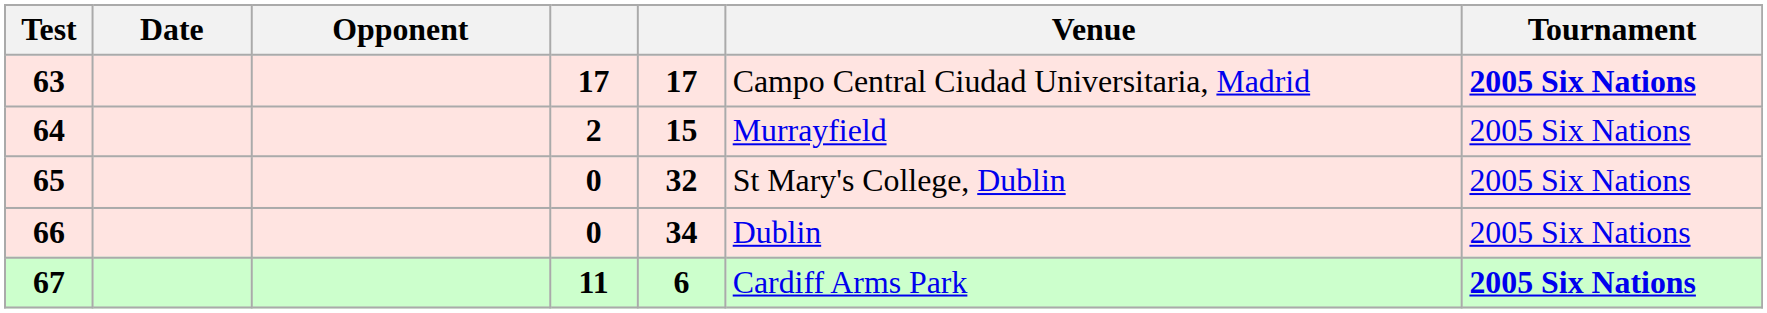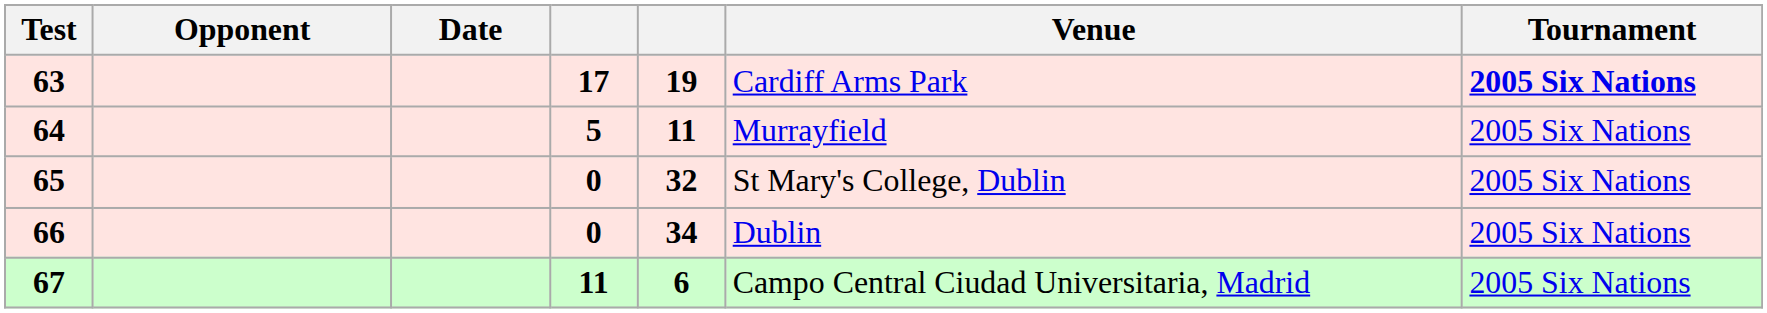columns swapped: (172, 29) <-> (400, 29)
(681, 80) 17 -> (681, 80) 19
(1021, 80) Campo Central Ciudad Universitaria, Madrid -> (850, 80) Cardiff Arms Park
(594, 130) 2 -> (594, 130) 5
(681, 130) 15 -> (681, 130) 11
(850, 282) Cardiff Arms Park -> (1021, 282) Campo Central Ciudad Universitaria, Madrid
(1583, 282) bold -> (1580, 282) normal
